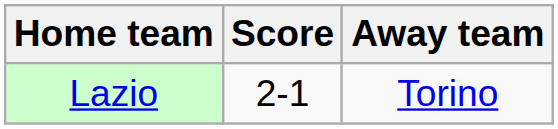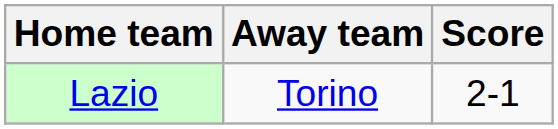columns swapped: (283, 33) <-> (448, 33)
